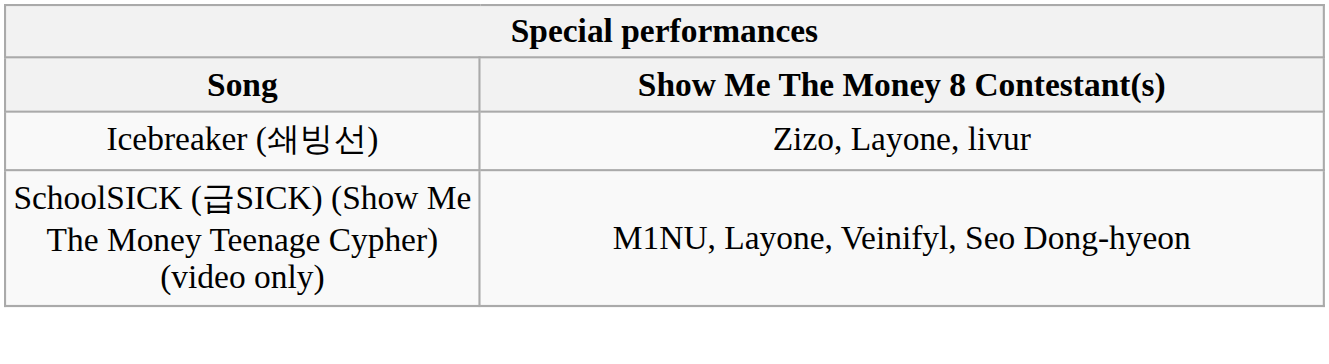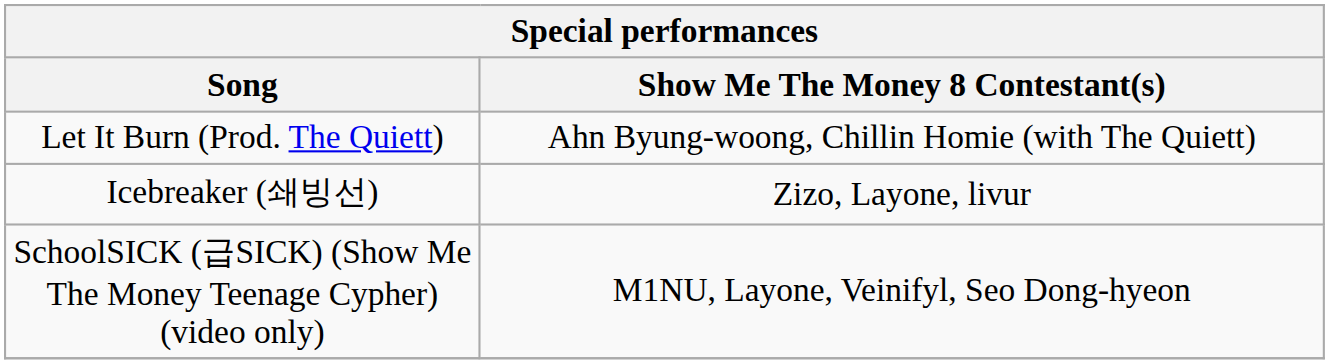+ row: (242, 137)
